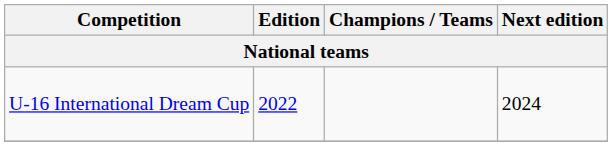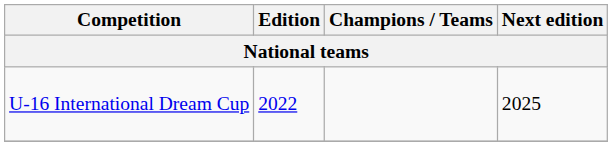(521, 103) 2024 -> (521, 103) 2025
